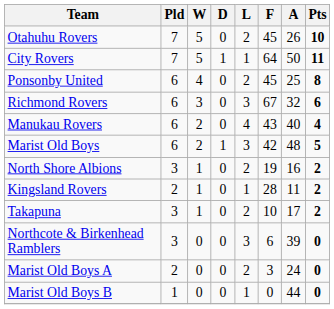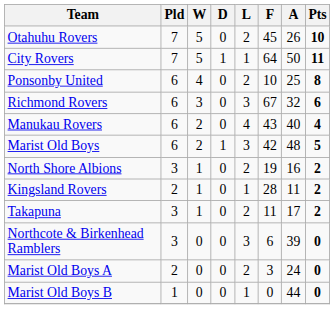(270, 80) 45 -> (270, 80) 10
(270, 211) 10 -> (270, 211) 11
